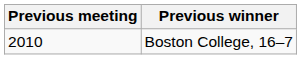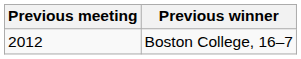(25, 41) 2010 -> (25, 41) 2012
